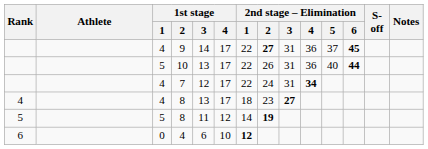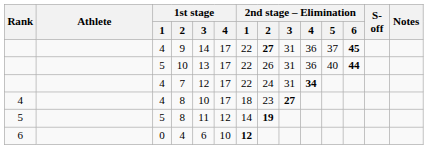(204, 100) 13 -> (204, 100) 10
